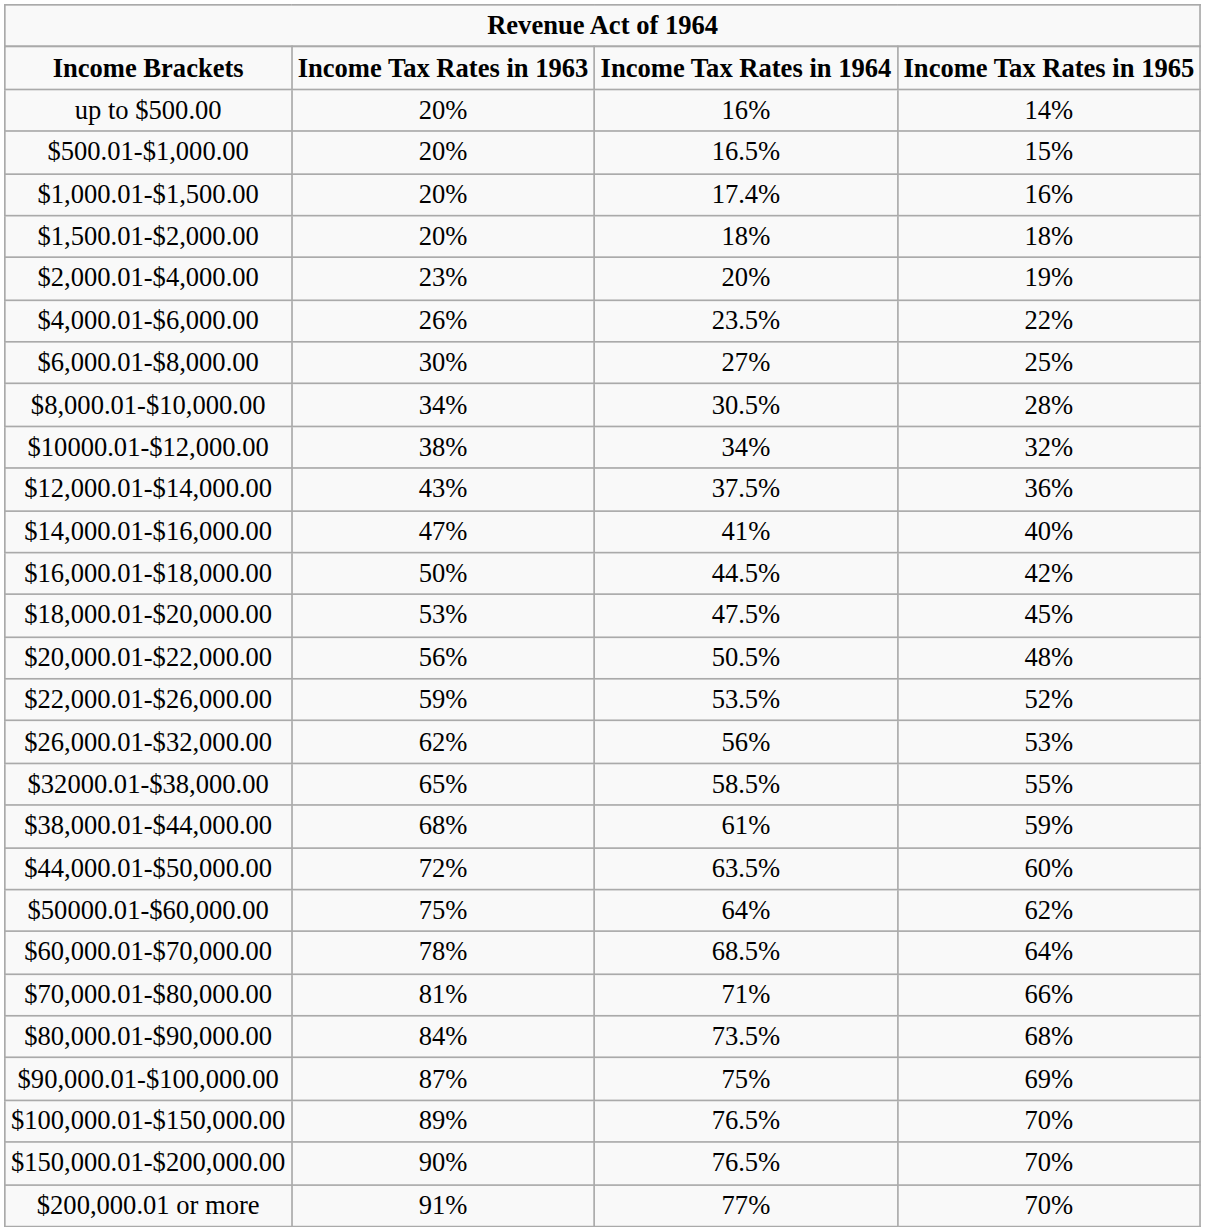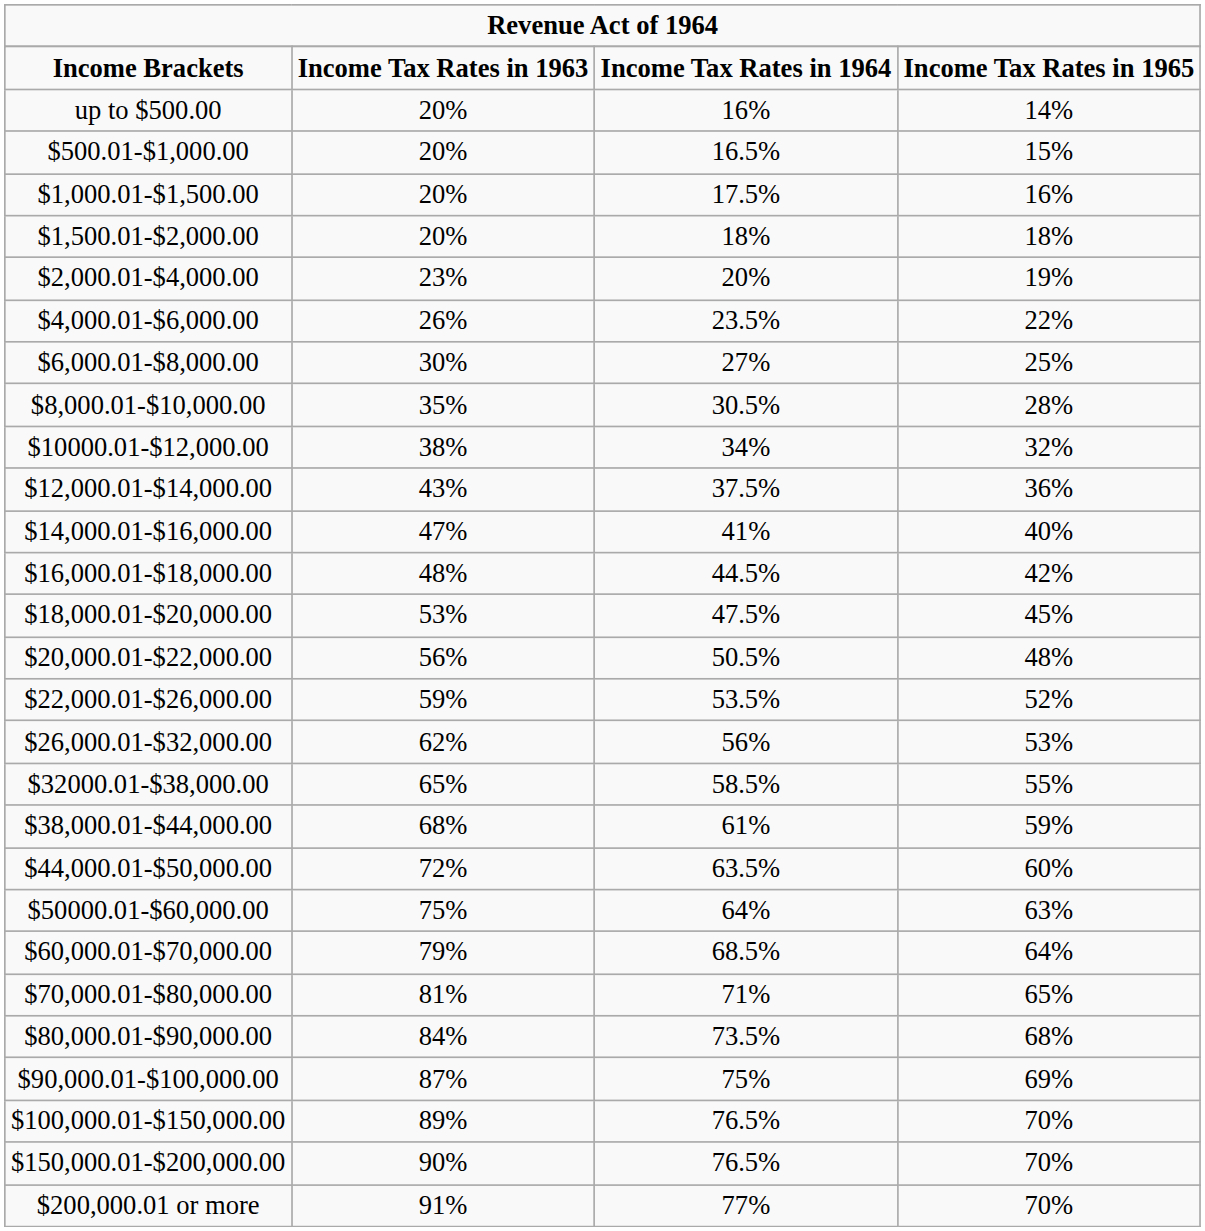(746, 194) 17.4% -> (746, 194) 17.5%
(443, 404) 34% -> (443, 404) 35%
(443, 573) 50% -> (443, 573) 48%
(1049, 910) 62% -> (1049, 910) 63%
(443, 952) 78% -> (443, 952) 79%
(1049, 994) 66% -> (1049, 994) 65%
